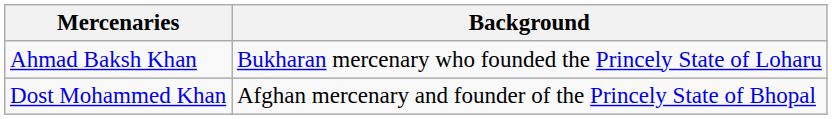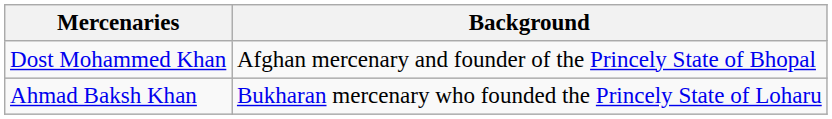rows swapped: (103, 59) <-> (118, 95)
